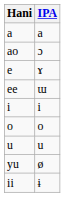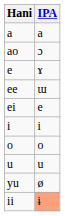+ row: (11, 107)
(39, 182) no background -> (39, 201) lightsalmon background
